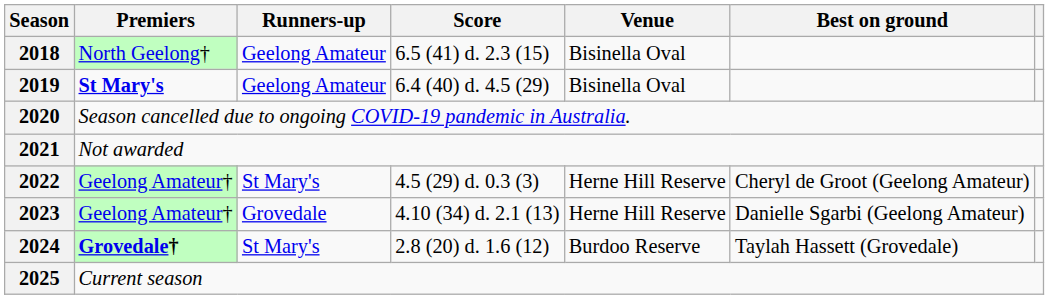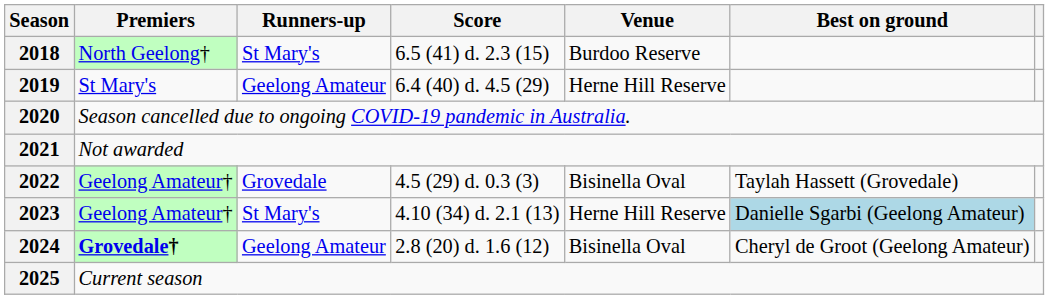(314, 52) Geelong Amateur -> (281, 52) St Mary's
(627, 52) Bisinella Oval -> (635, 52) Burdoo Reserve
(121, 85) bold -> (117, 85) normal
(627, 85) Bisinella Oval -> (647, 85) Herne Hill Reserve
(281, 181) St Mary's -> (284, 181) Grovedale
(647, 181) Herne Hill Reserve -> (627, 181) Bisinella Oval
(882, 181) Cheryl de Groot (Geelong Amateur) -> (847, 181) Taylah Hassett (Grovedale)
(284, 213) Grovedale -> (281, 213) St Mary's
(880, 213) no background -> (880, 213) lightblue background
(281, 246) St Mary's -> (314, 246) Geelong Amateur
(635, 246) Burdoo Reserve -> (627, 246) Bisinella Oval
(847, 246) Taylah Hassett (Grovedale) -> (882, 246) Cheryl de Groot (Geelong Amateur)
